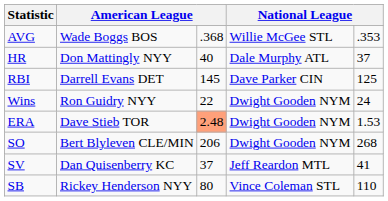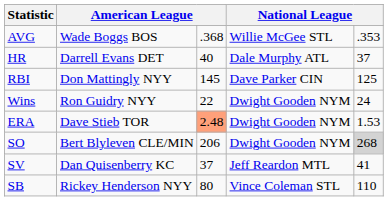(116, 57) Don Mattingly NYY -> (112, 57) Darrell Evans DET
(112, 79) Darrell Evans DET -> (116, 79) Don Mattingly NYY
(367, 143) no background -> (367, 143) lightgrey background
